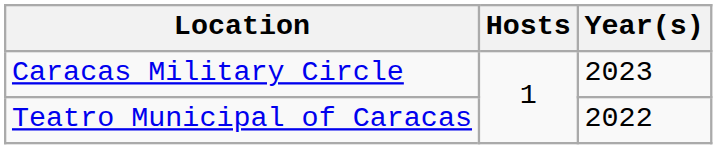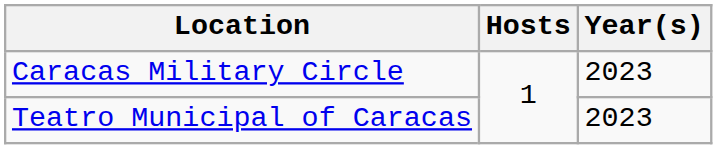(619, 120) 2022 -> (619, 120) 2023
